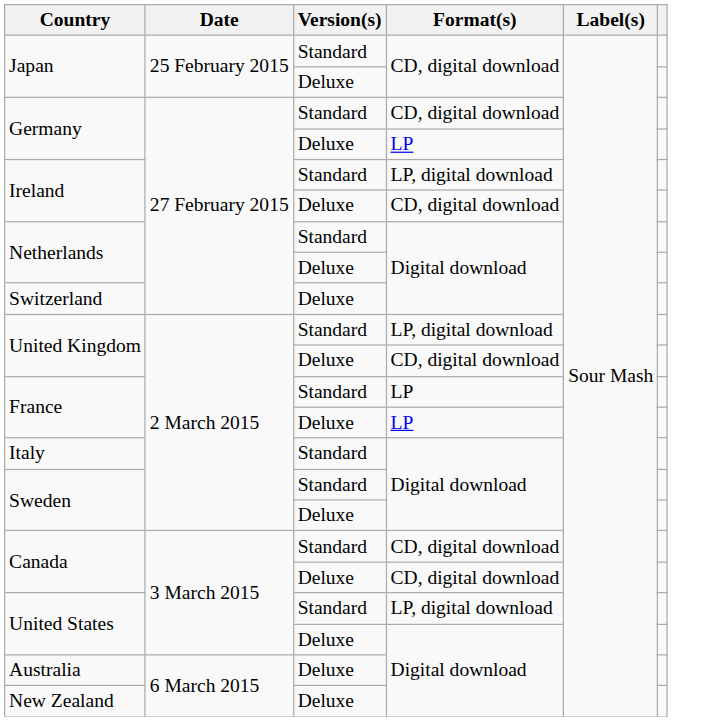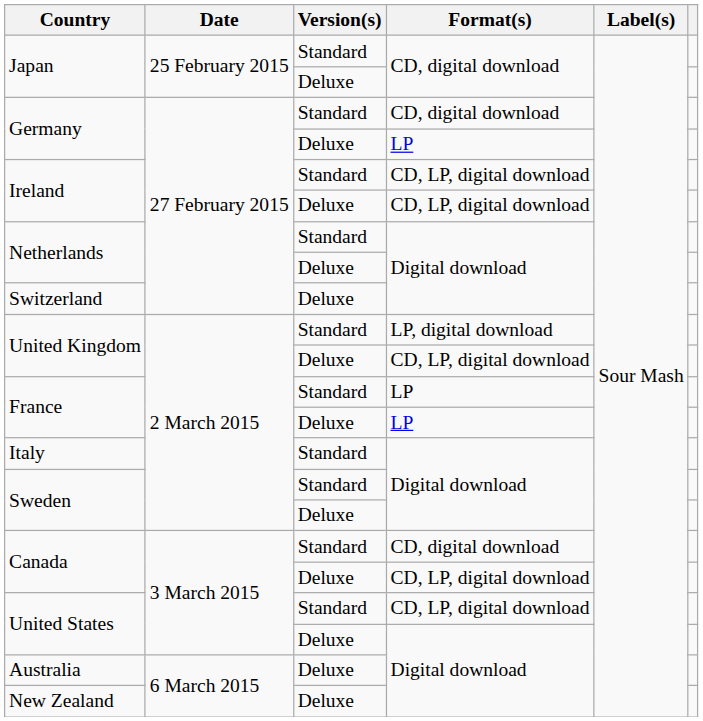(472, 174) LP, digital download -> (490, 174) CD, LP, digital download
(475, 205) CD, digital download -> (490, 205) CD, LP, digital download
(475, 360) CD, digital download -> (490, 360) CD, LP, digital download
(475, 577) CD, digital download -> (490, 577) CD, LP, digital download
(472, 608) LP, digital download -> (490, 608) CD, LP, digital download
